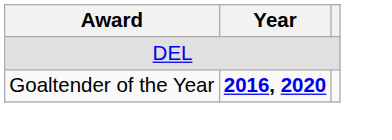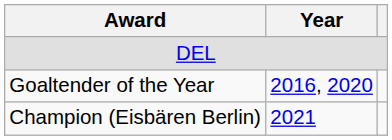(275, 85) bold -> (322, 85) normal
+ row: (135, 118)
